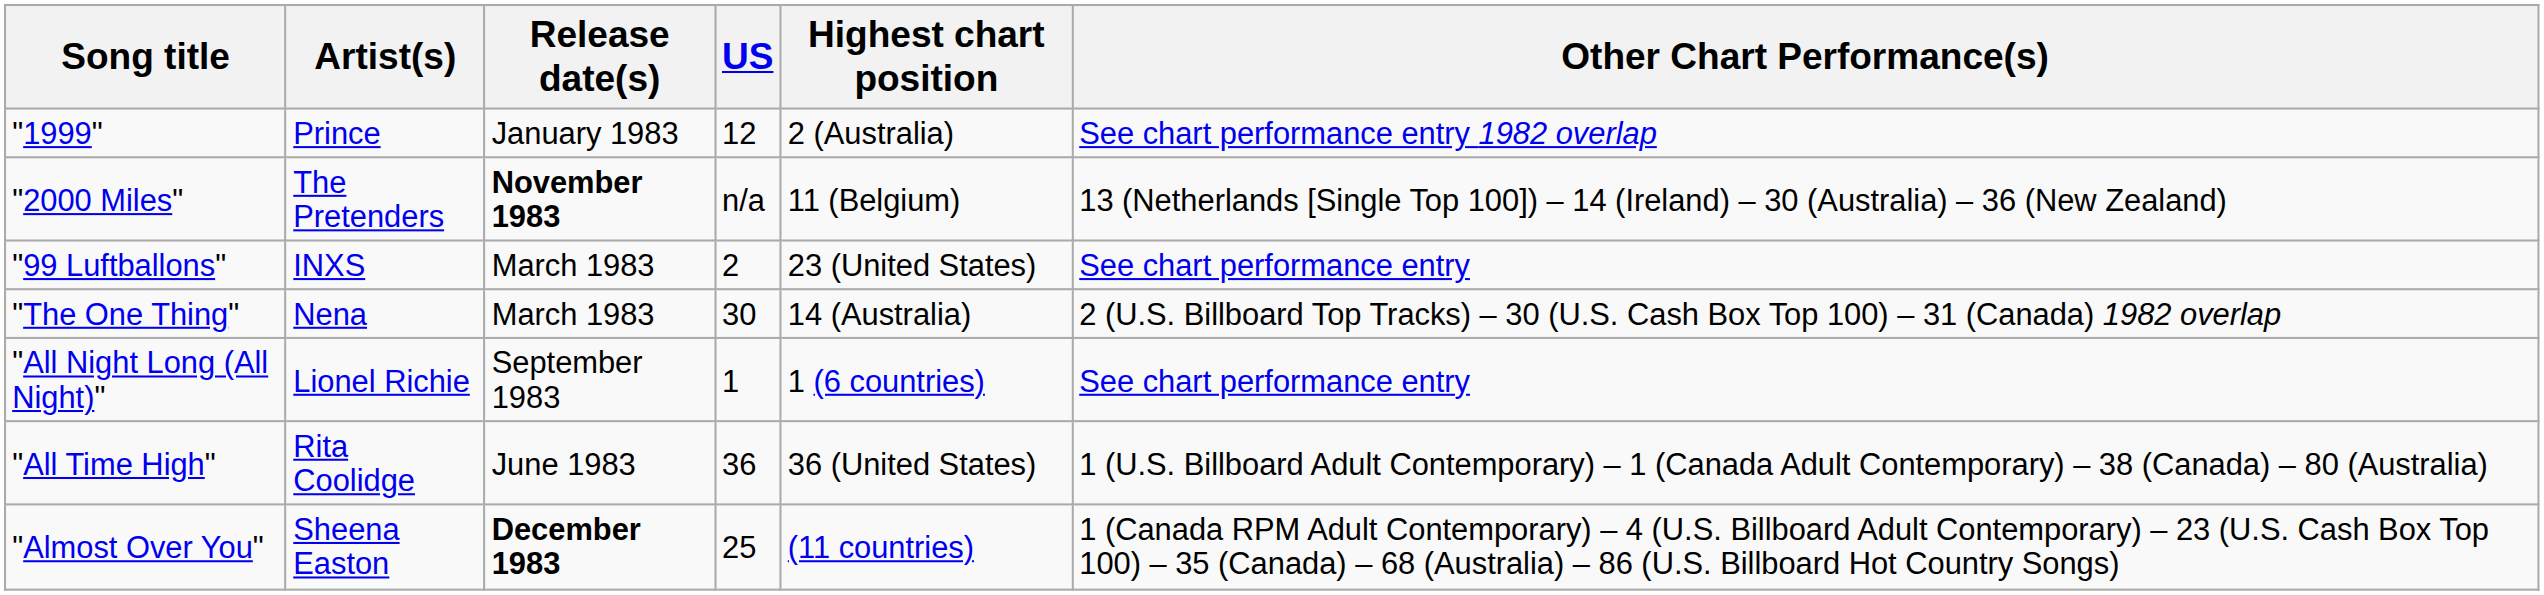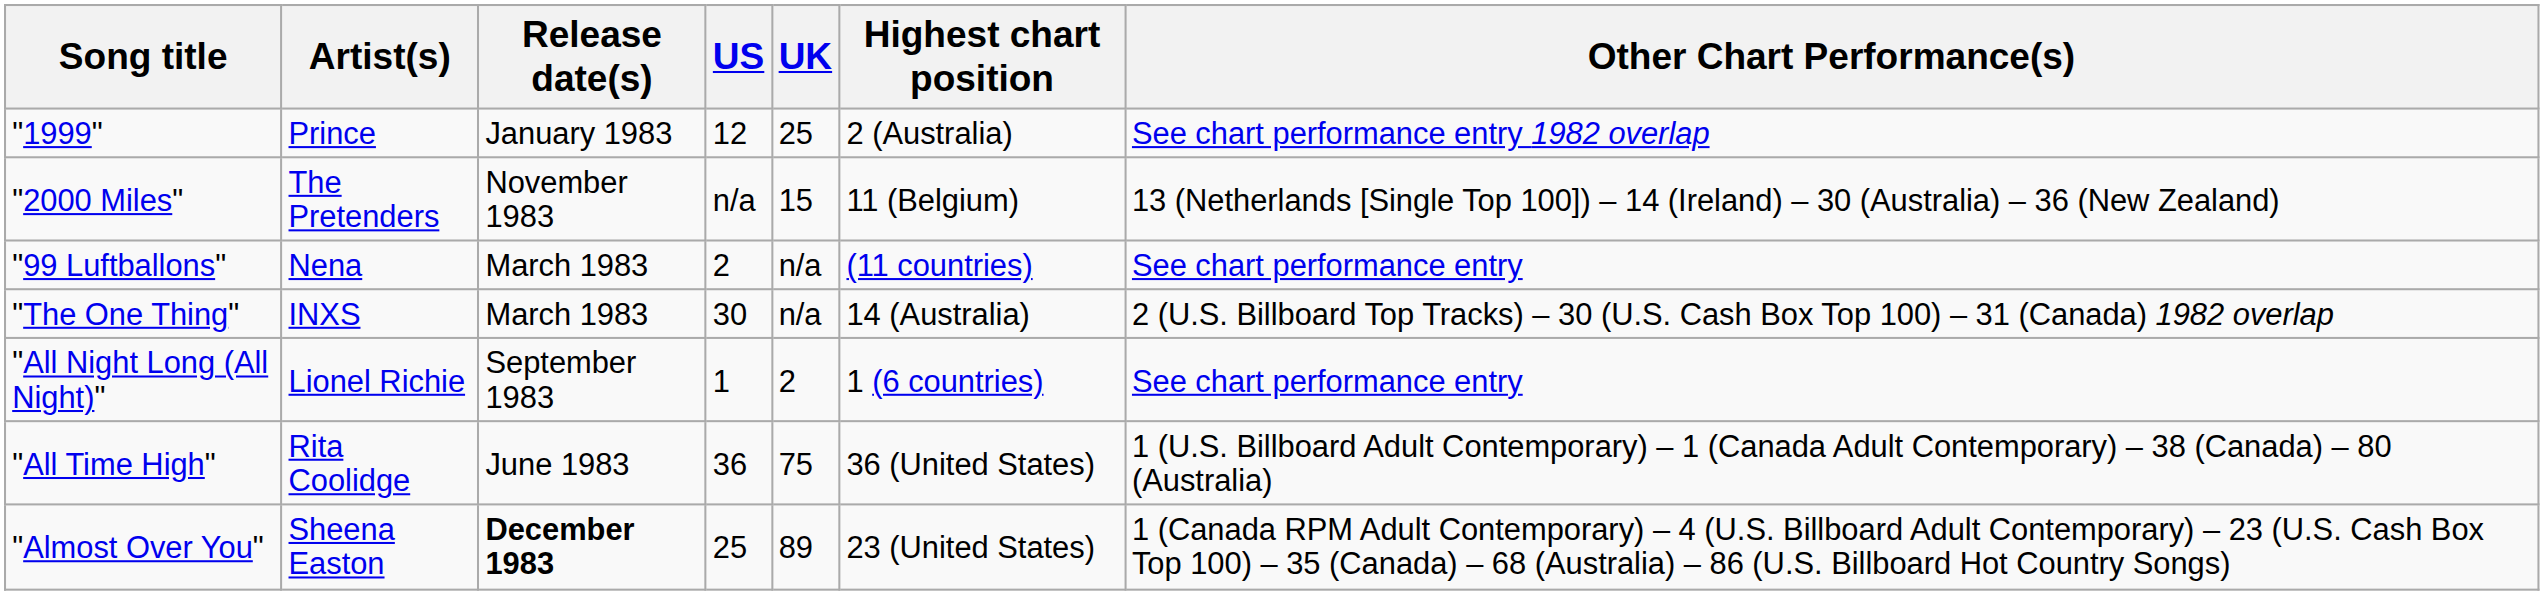+ column: (805, 56)
(567, 199) bold -> (557, 199) normal
(329, 265) INXS -> (325, 265) Nena
(912, 265) 23 (United States) -> (940, 265) (11 countries)
(330, 314) Nena -> (325, 314) INXS
(881, 547) (11 countries) -> (971, 547) 23 (United States)
